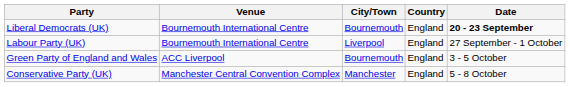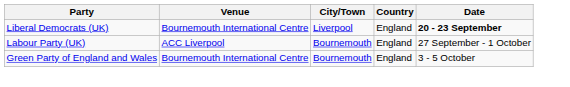(374, 27) Bournemouth -> (333, 27) Liverpool
(235, 43) Bournemouth International Centre -> (193, 43) ACC Liverpool
(364, 43) Liverpool -> (342, 43) Bournemouth
(193, 58) ACC Liverpool -> (235, 58) Bournemouth International Centre
- row: (59, 74)
